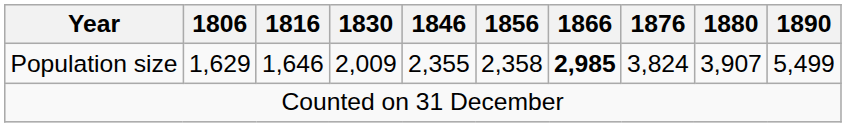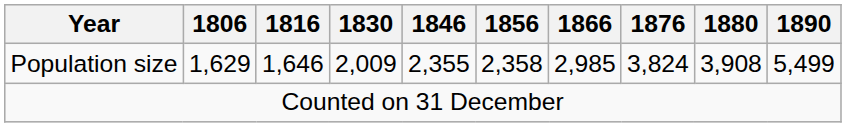(585, 63) bold -> (585, 63) normal
(731, 63) 3,907 -> (731, 63) 3,908
